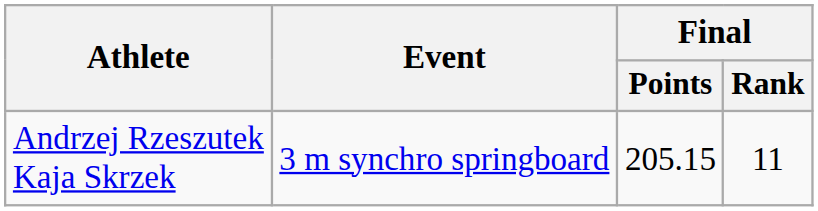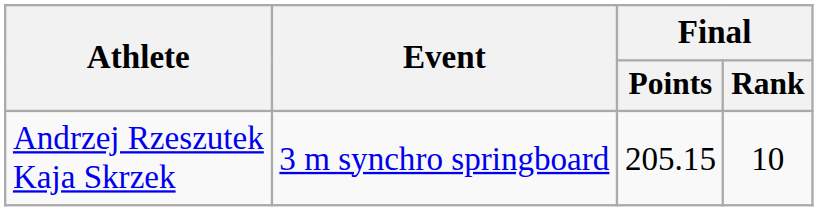(768, 158) 11 -> (768, 158) 10
